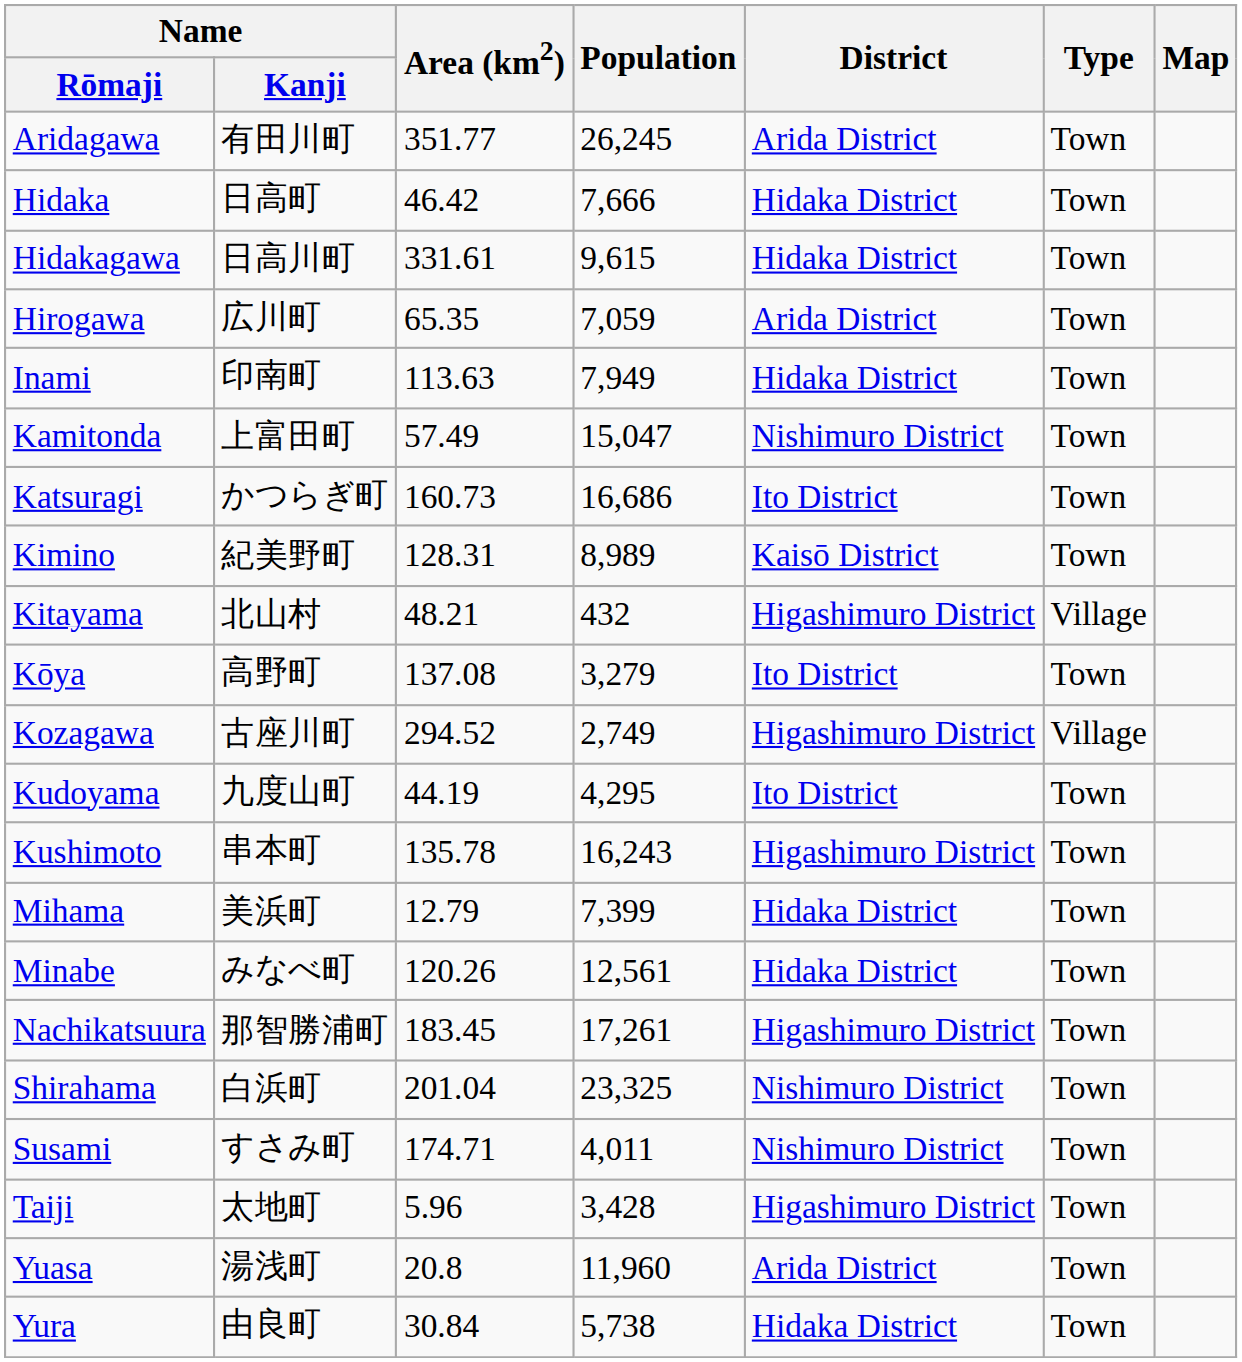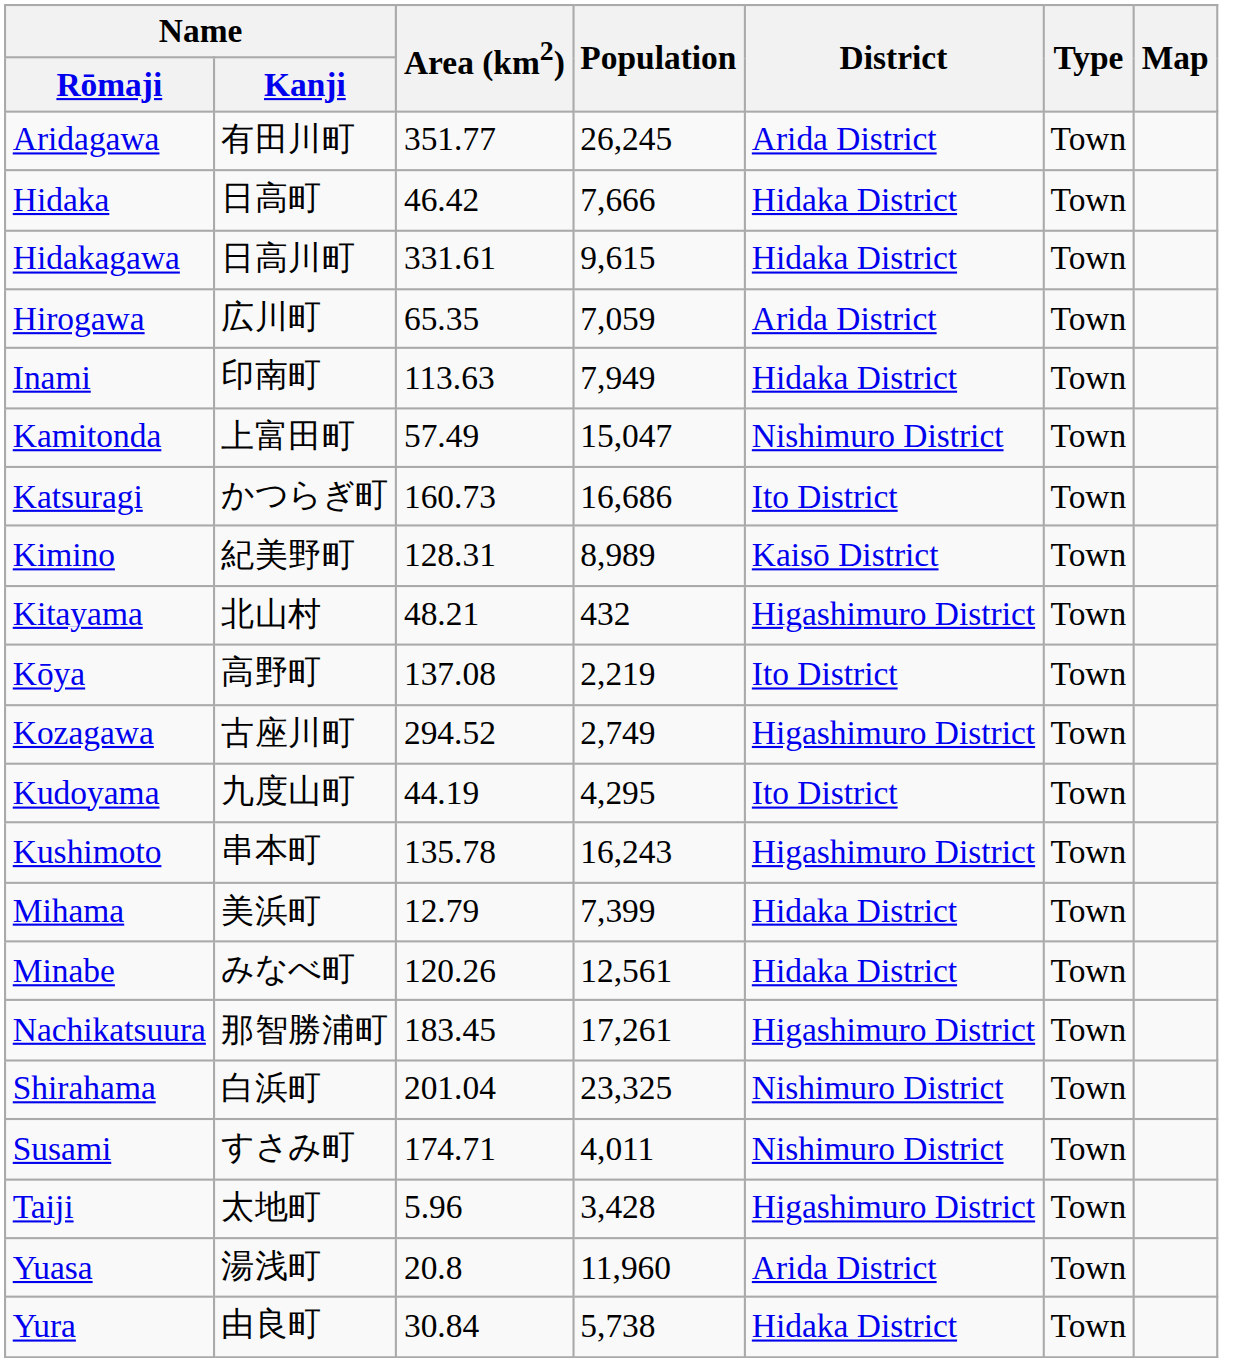(1099, 614) Village -> (1088, 614) Town
(618, 673) 3,279 -> (618, 673) 2,219
(1099, 733) Village -> (1088, 733) Town
